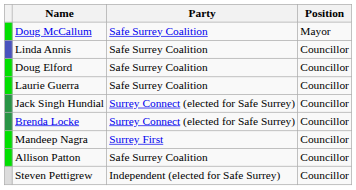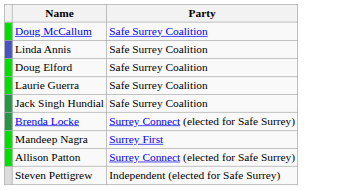- column: (325, 13)
(202, 103) Surrey Connect (elected for Safe Surrey) -> (158, 103) Safe Surrey Coalition
(158, 157) Safe Surrey Coalition -> (202, 157) Surrey Connect (elected for Safe Surrey)
